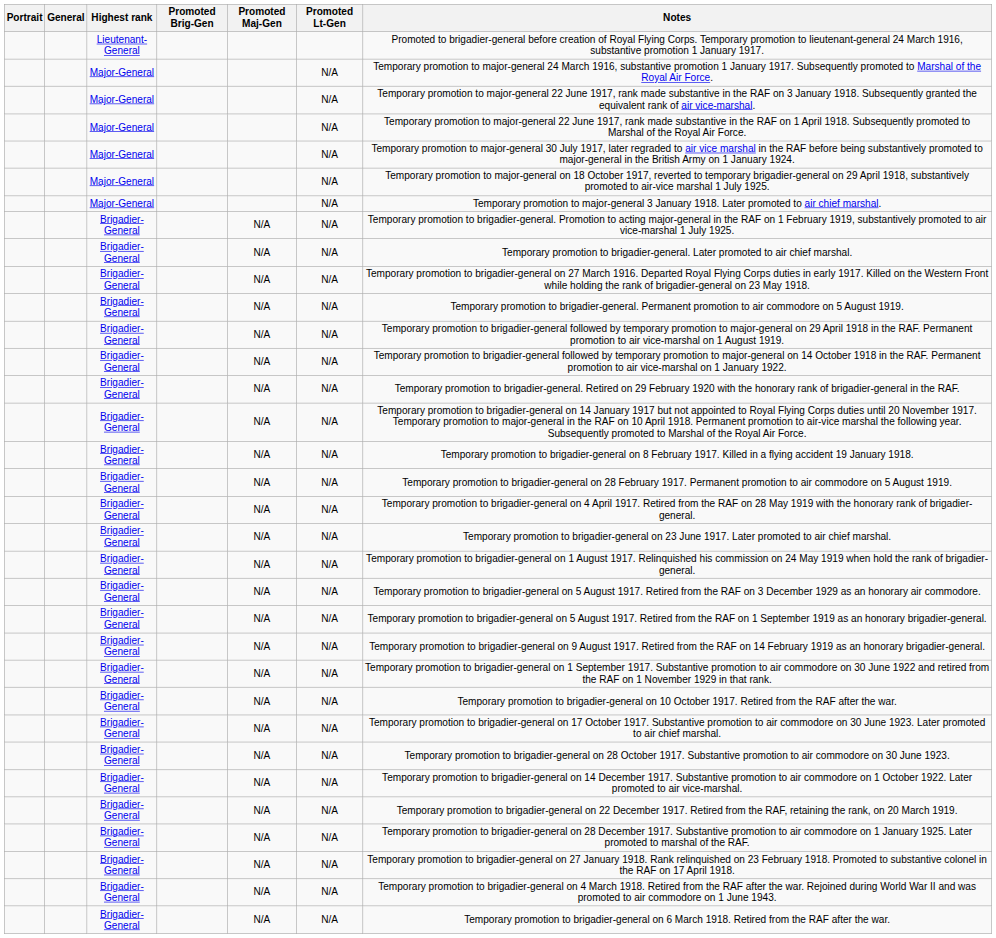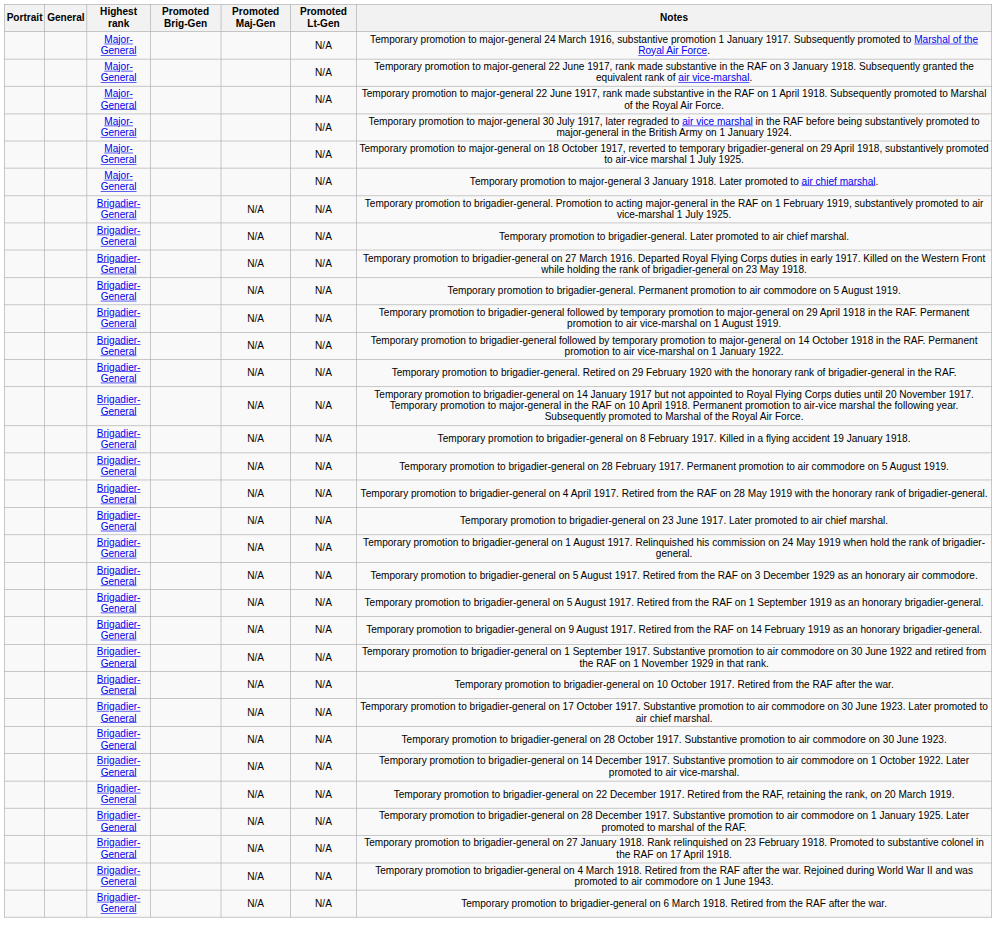- row: (25, 45)
